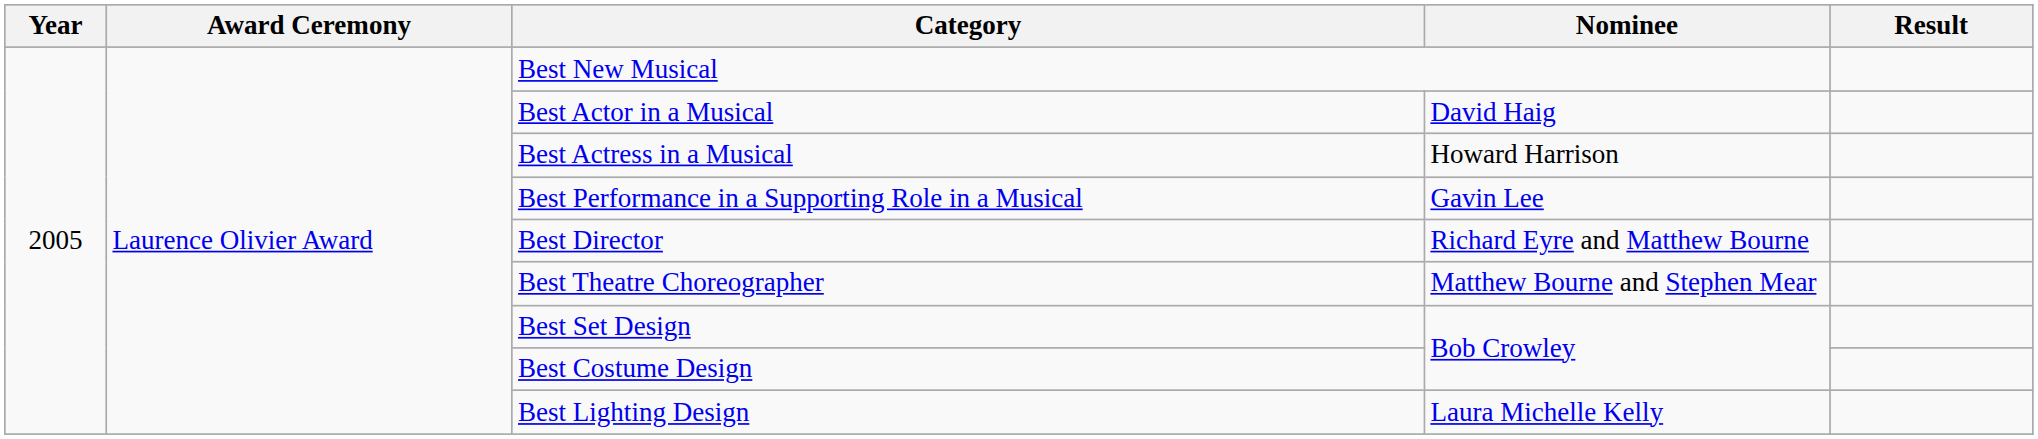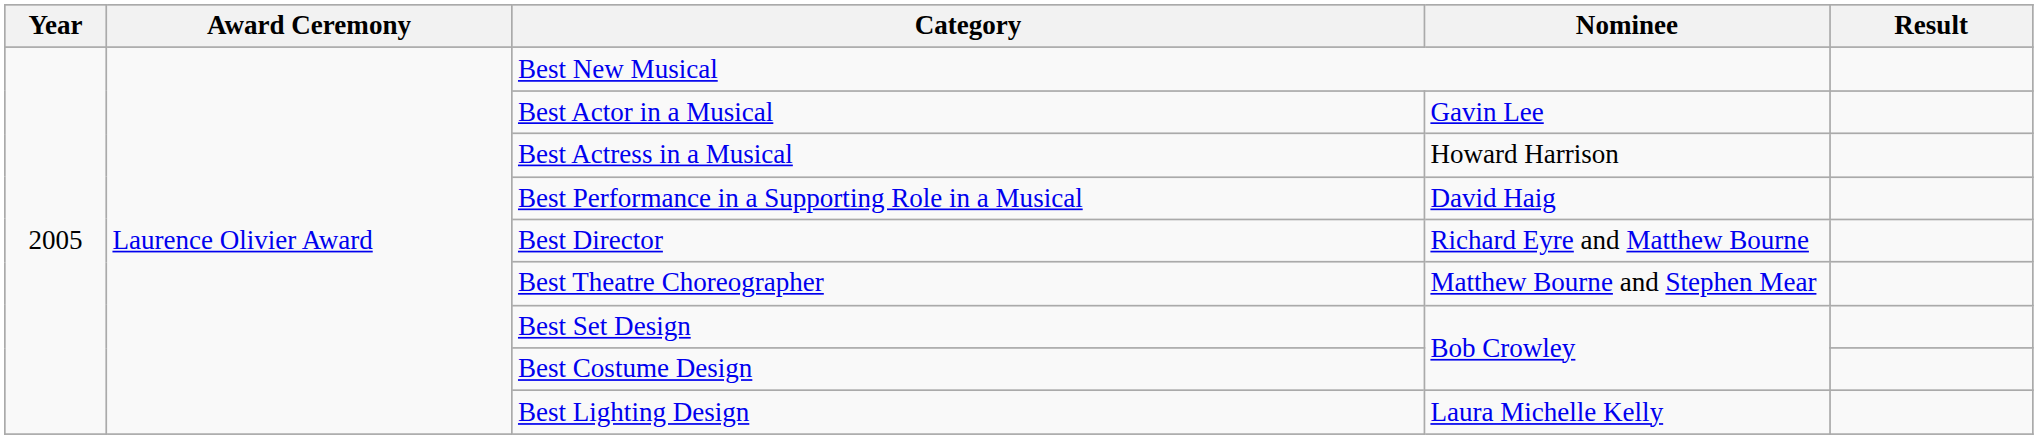(1493, 111) David Haig -> (1487, 111) Gavin Lee
(1487, 197) Gavin Lee -> (1493, 197) David Haig
